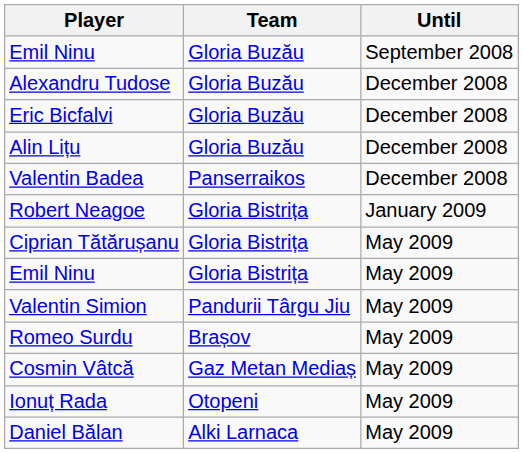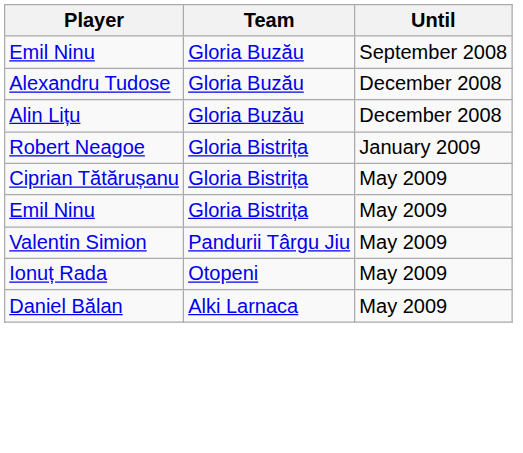- row: (61, 115)
- row: (76, 178)
- row: (71, 337)
- row: (71, 369)
